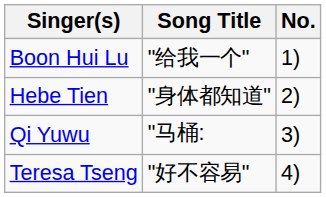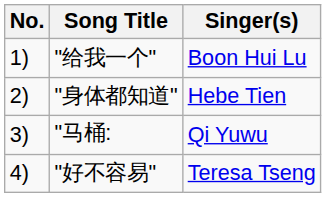columns swapped: (298, 21) <-> (74, 21)
